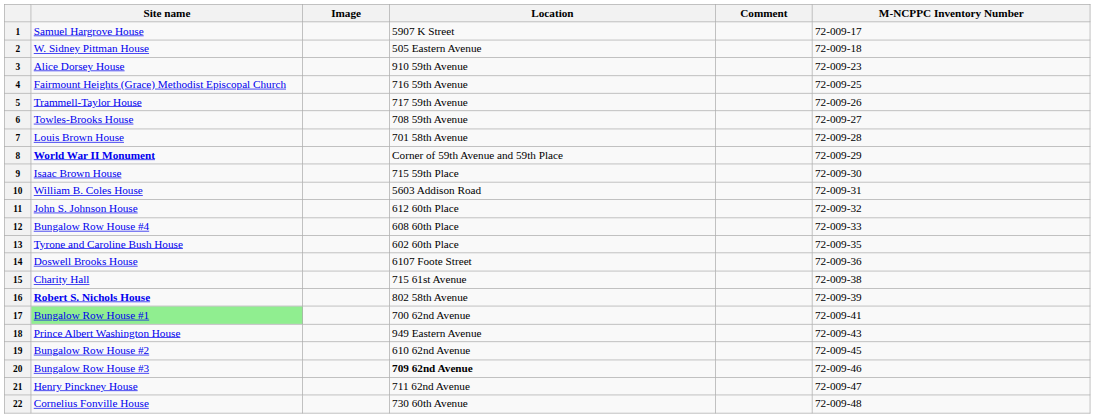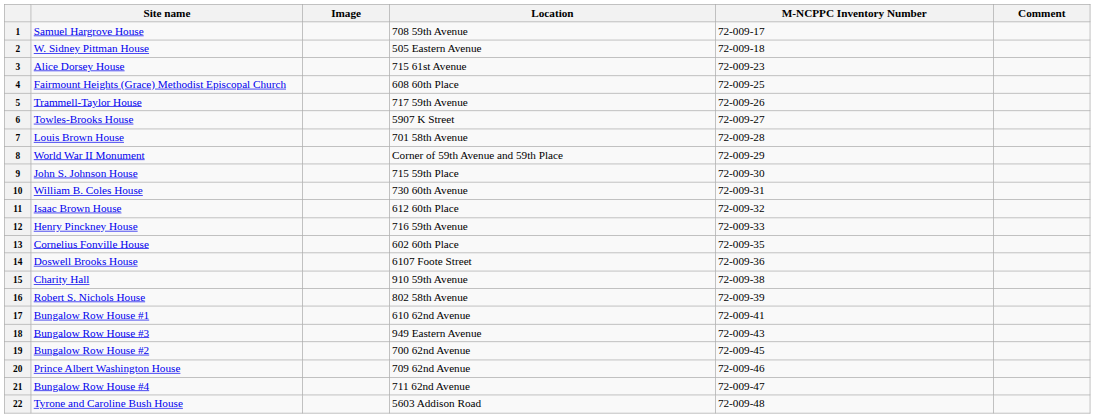columns swapped: (951, 13) <-> (764, 13)
(423, 31) 5907 K Street -> (430, 31) 708 59th Avenue
(430, 66) 910 59th Avenue -> (429, 66) 715 61st Avenue
(430, 84) 716 59th Avenue -> (425, 84) 608 60th Place
(430, 119) 708 59th Avenue -> (423, 119) 5907 K Street
(94, 155) bold -> (89, 155) normal
(78, 173) Isaac Brown House -> (86, 173) John S. Johnson House
(437, 191) 5603 Addison Road -> (430, 191) 730 60th Avenue
(86, 208) John S. Johnson House -> (78, 208) Isaac Brown House
(91, 226) Bungalow Row House #4 -> (86, 226) Henry Pinckney House
(425, 226) 608 60th Place -> (430, 226) 716 59th Avenue
(108, 244) Tyrone and Caroline Bush House -> (91, 244) Cornelius Fonville House
(429, 279) 715 61st Avenue -> (430, 279) 910 59th Avenue
(92, 297) bold -> (89, 297) normal
(91, 315) lightgreen background -> (91, 315) no background
(431, 315) 700 62nd Avenue -> (431, 315) 610 62nd Avenue
(107, 333) Prince Albert Washington House -> (91, 333) Bungalow Row House #3
(431, 350) 610 62nd Avenue -> (431, 350) 700 62nd Avenue
(91, 368) Bungalow Row House #3 -> (107, 368) Prince Albert Washington House
(432, 368) bold -> (431, 368) normal
(86, 386) Henry Pinckney House -> (91, 386) Bungalow Row House #4
(91, 404) Cornelius Fonville House -> (108, 404) Tyrone and Caroline Bush House
(430, 404) 730 60th Avenue -> (437, 404) 5603 Addison Road
